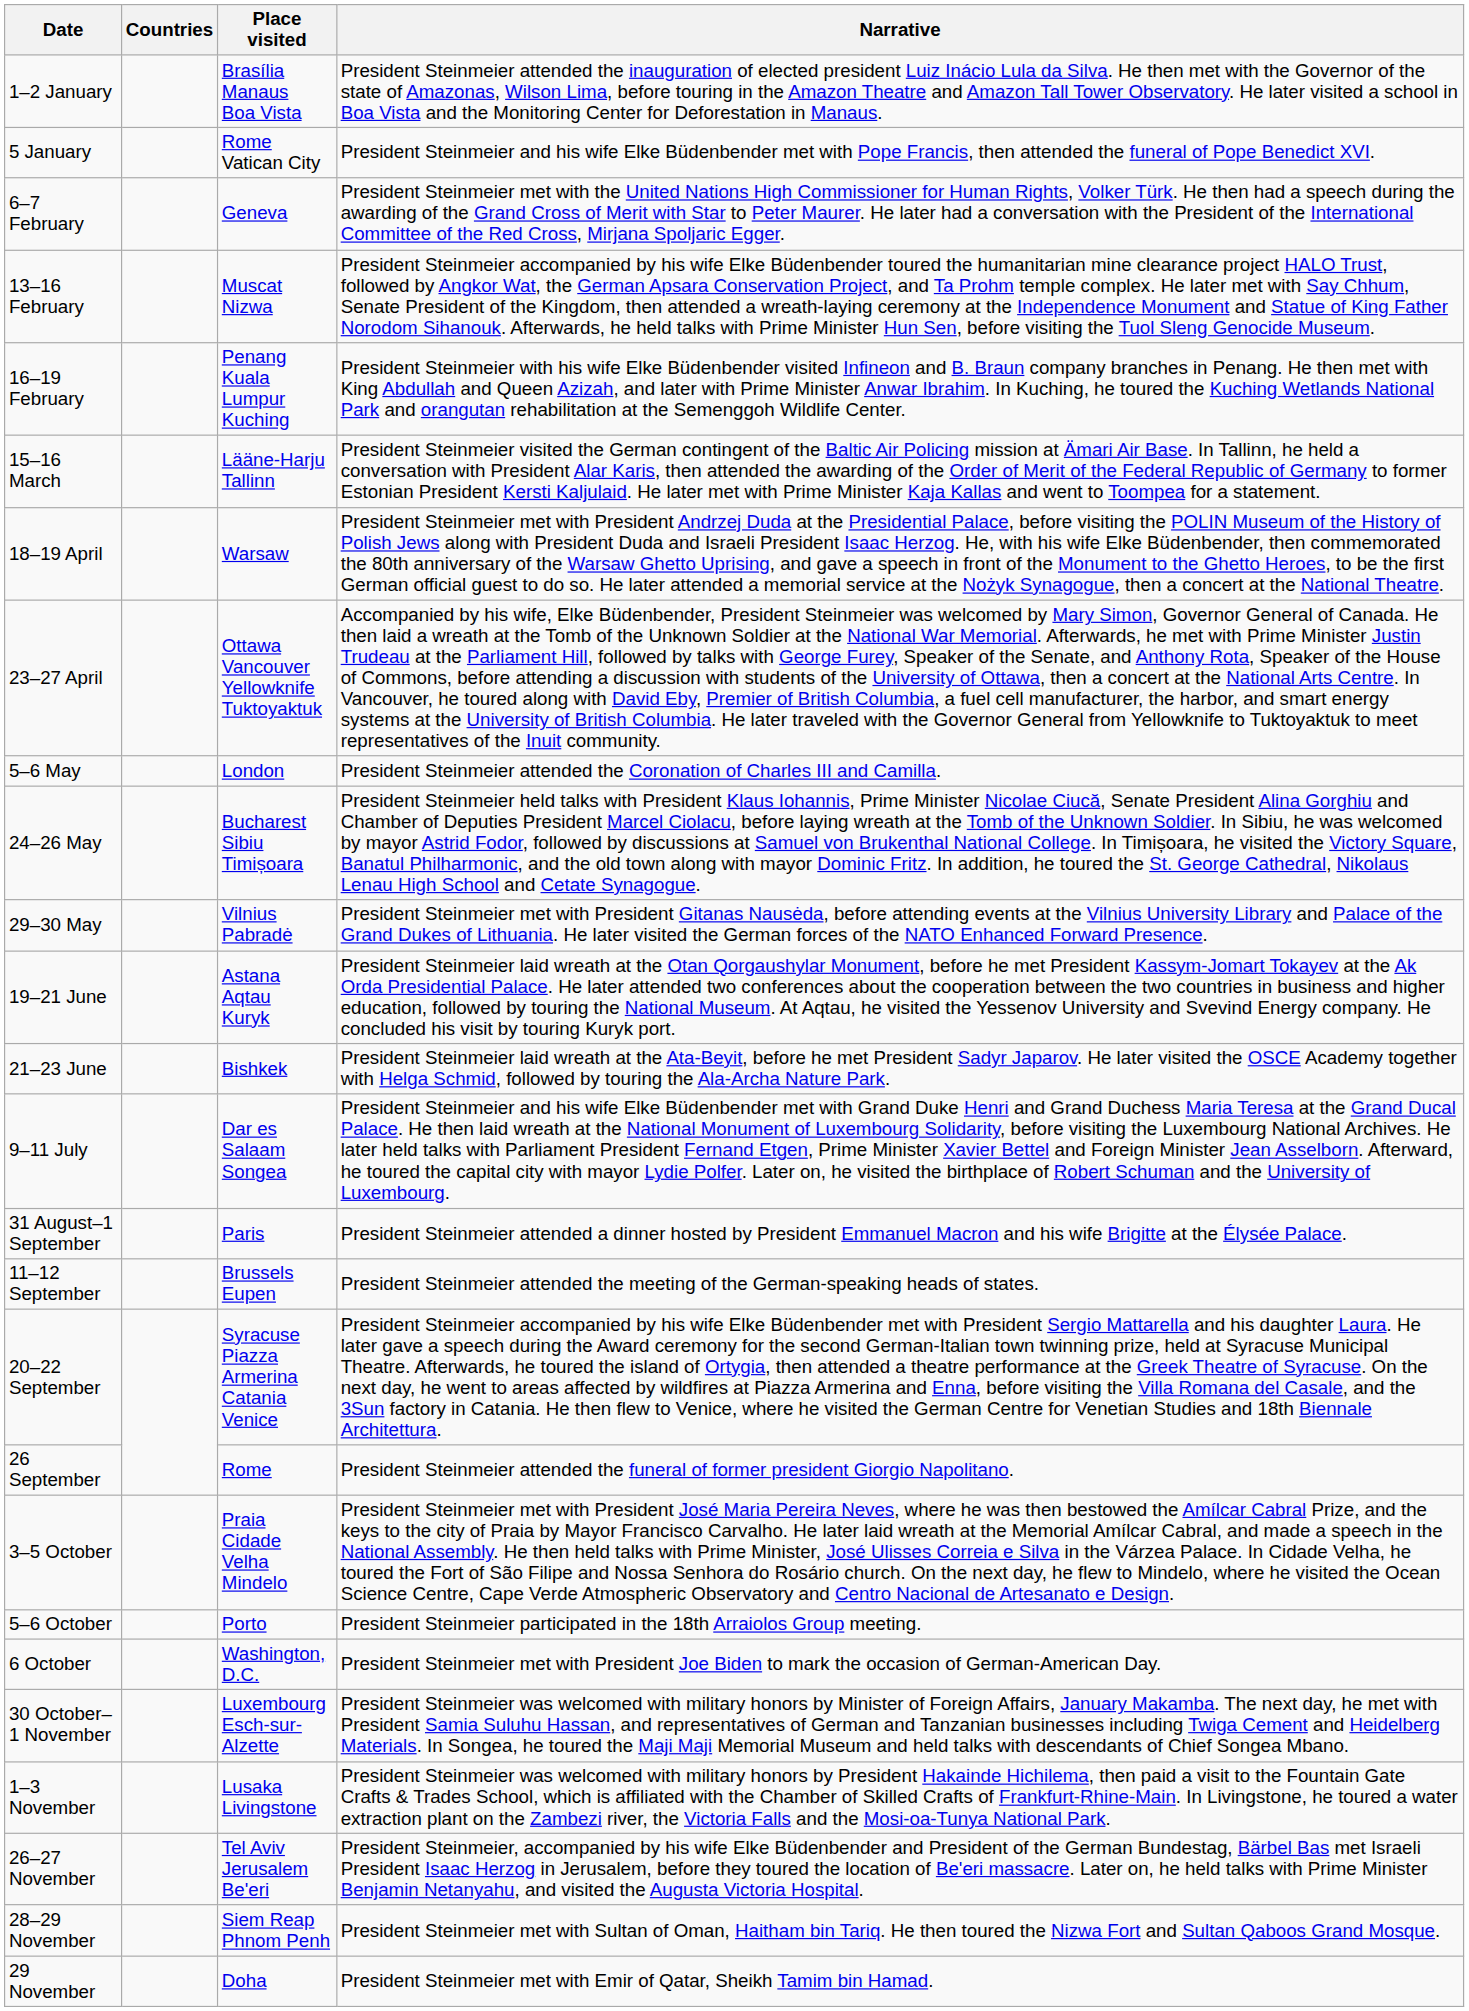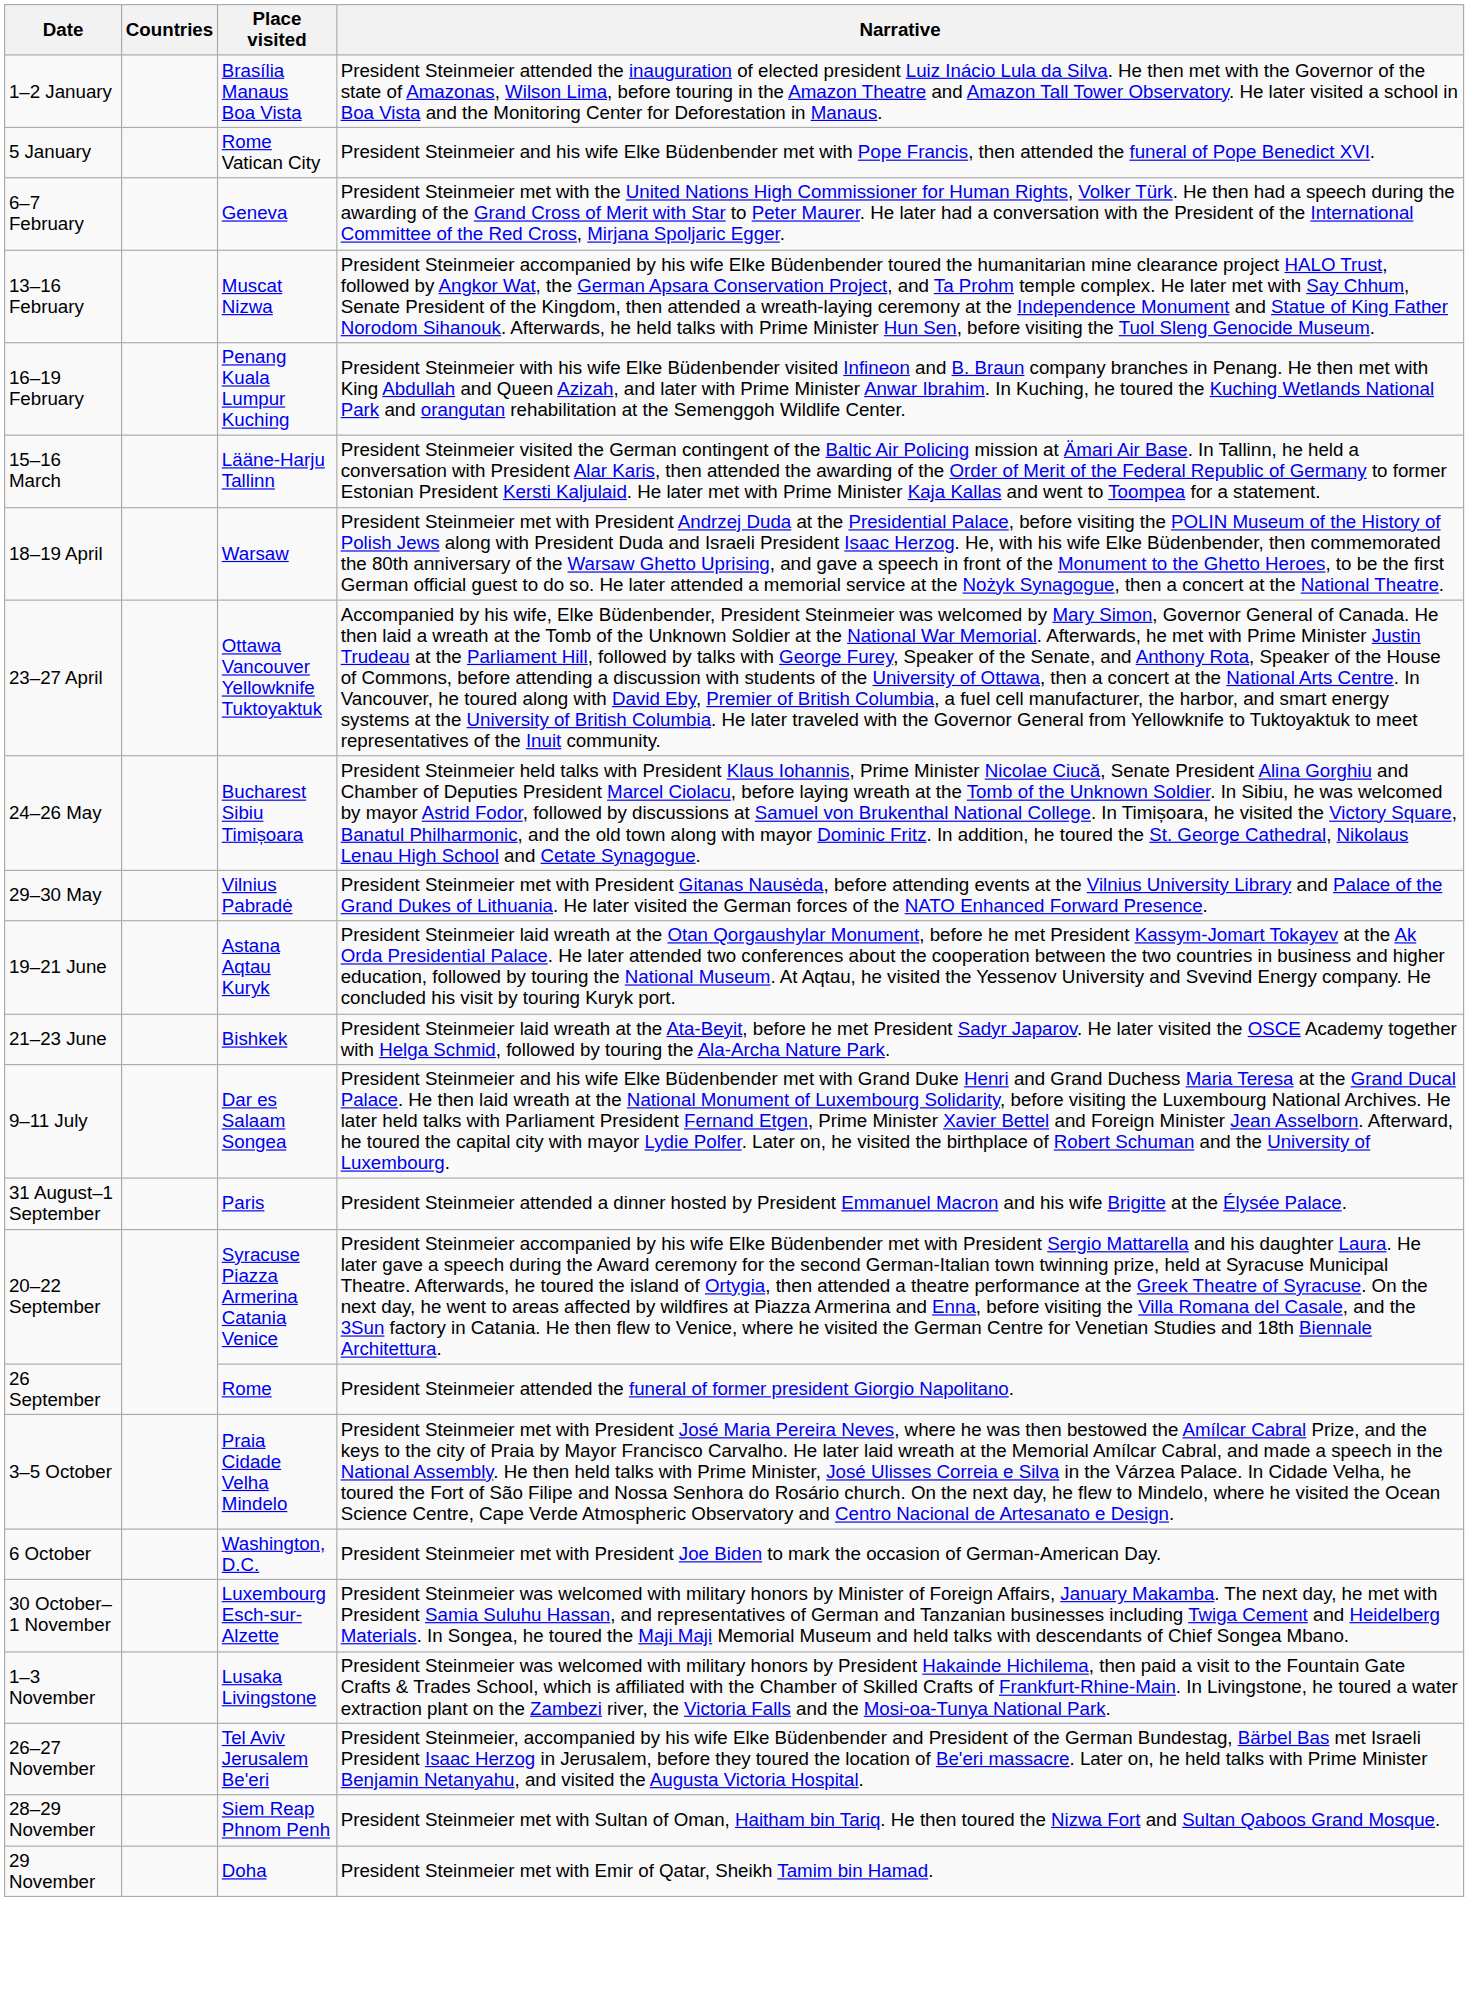- row: (45, 770)
- row: (55, 1284)
- row: (60, 1623)
